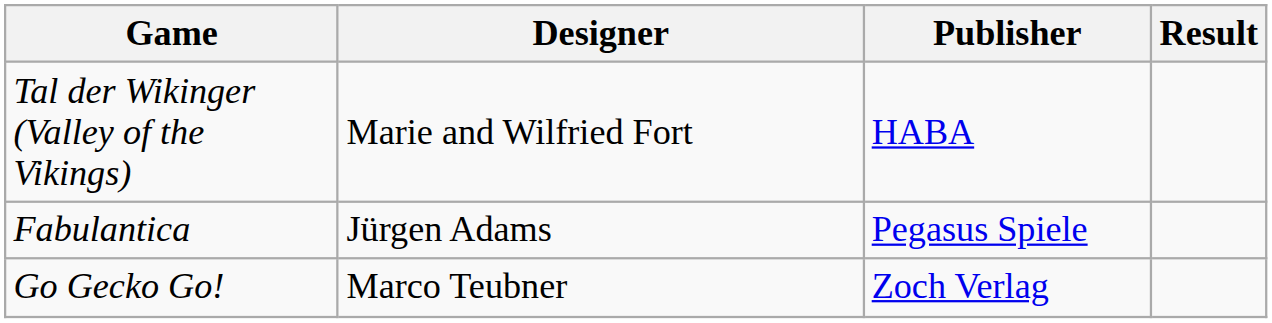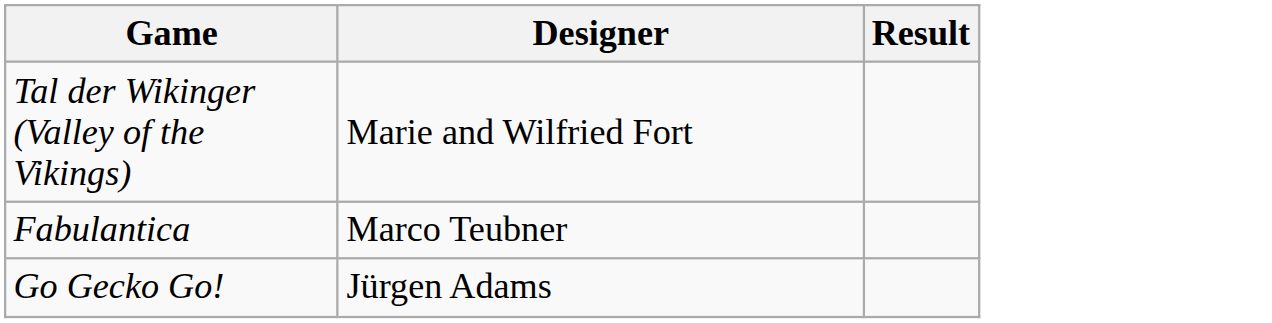- column: (1007, 33)
(449, 229) Jürgen Adams -> (457, 229) Marco Teubner
(457, 286) Marco Teubner -> (449, 286) Jürgen Adams
